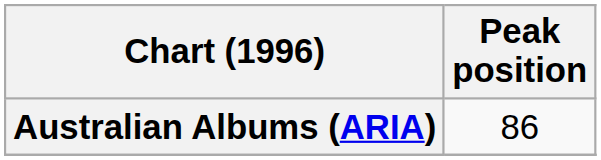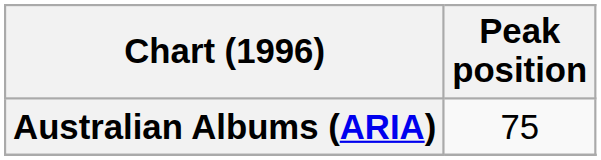(520, 126) 86 -> (520, 126) 75
